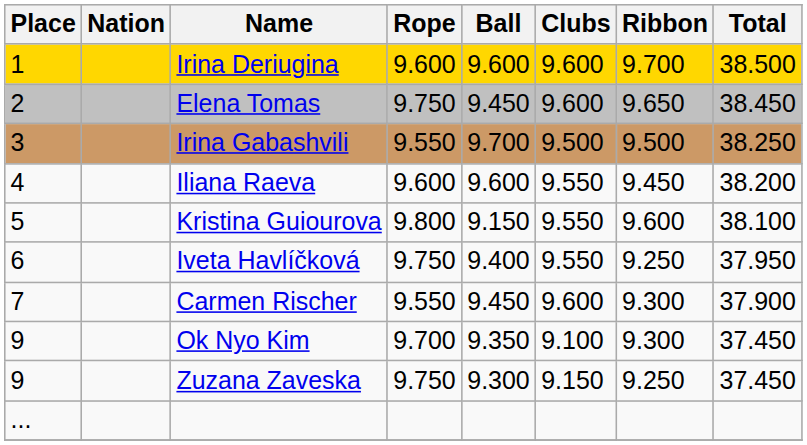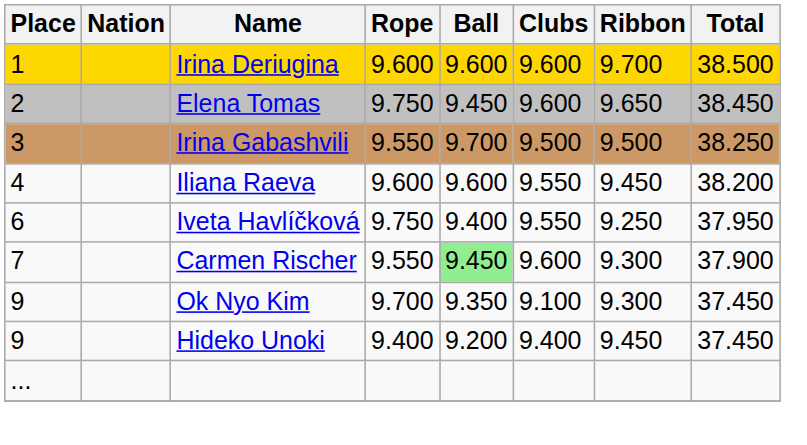- row: (17, 222)
(498, 301) no background -> (476, 261) lightgreen background
+ row: (17, 340)
- row: (17, 380)
